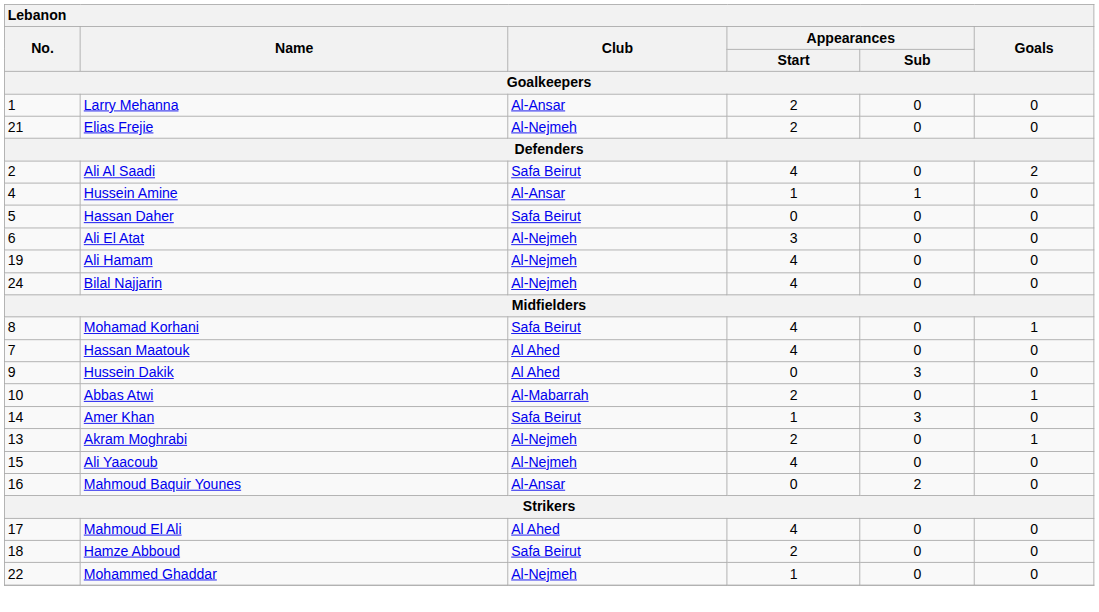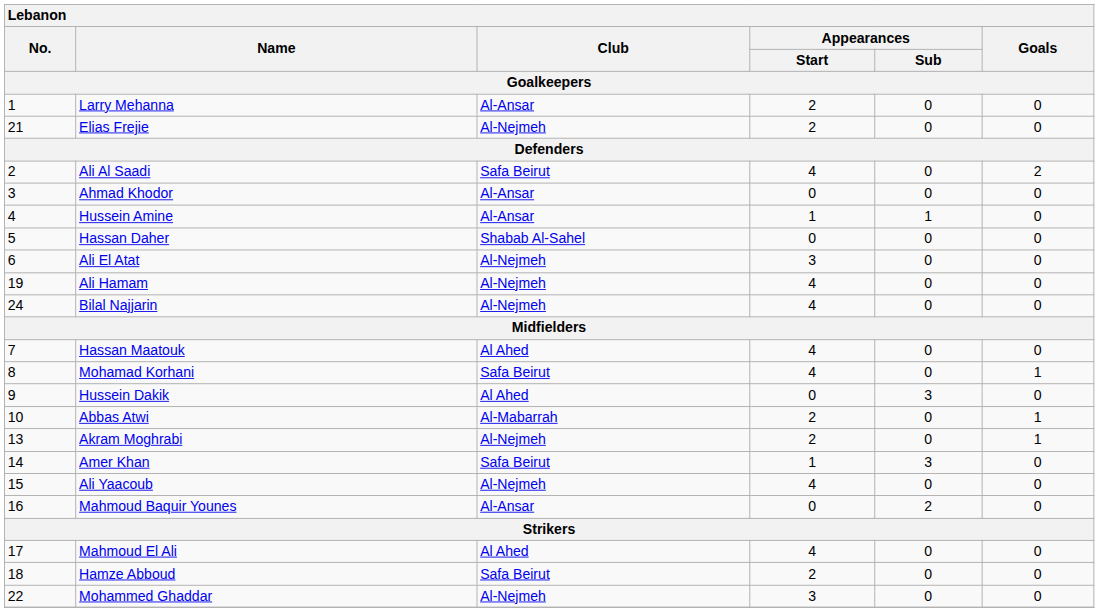+ row: (126, 194)
(546, 216) Safa Beirut -> (533, 238) Shabab Al-Sahel
rows swapped: (137, 350) <-> (141, 328)
rows swapped: (135, 439) <-> (119, 417)
(794, 573) 1 -> (812, 596) 3
